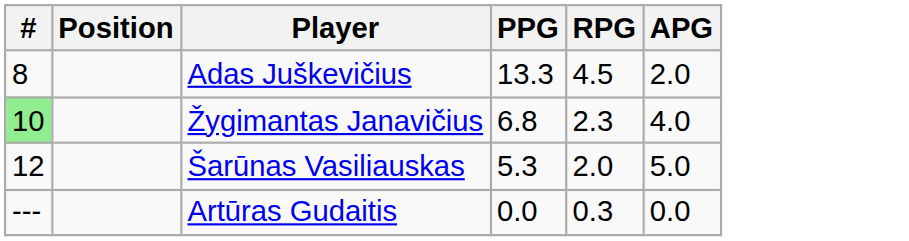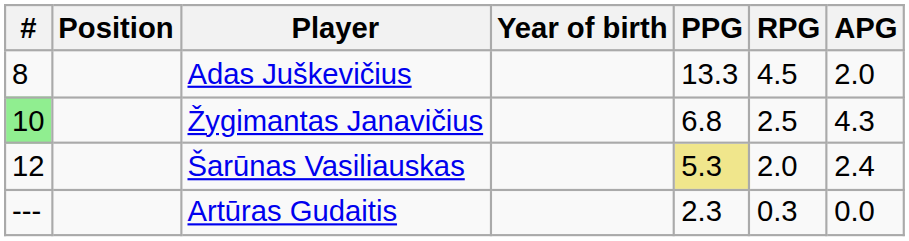+ column: (582, 28)
(593, 120) 2.3 -> (777, 120) 2.5
(670, 120) 4.0 -> (854, 120) 4.3
(517, 166) no background -> (702, 166) khaki background
(670, 166) 5.0 -> (854, 166) 2.4
(517, 212) 0.0 -> (702, 212) 2.3
